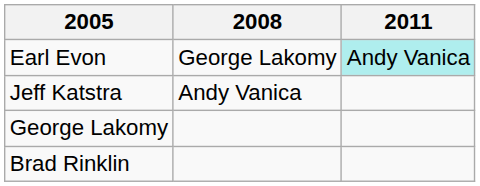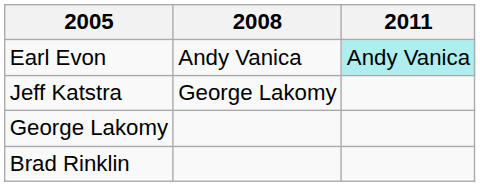(257, 57) George Lakomy -> (240, 57) Andy Vanica
(240, 92) Andy Vanica -> (257, 92) George Lakomy
